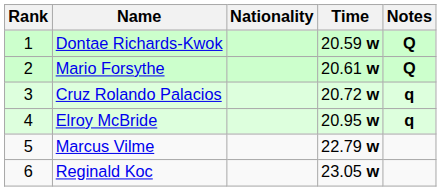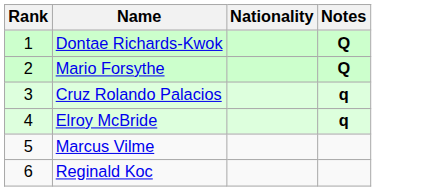- column: (350, 17)
